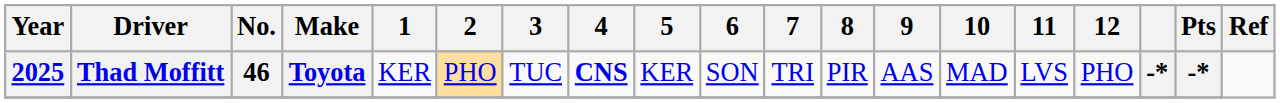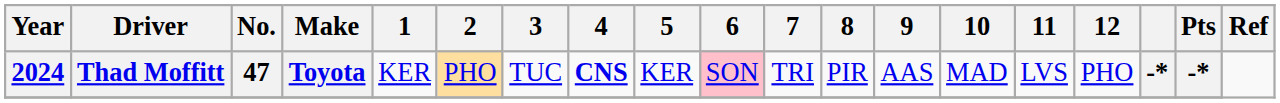(38, 73) 2025 -> (38, 73) 2024
(257, 73) 46 -> (257, 73) 47
(732, 73) no background -> (732, 73) pink background
